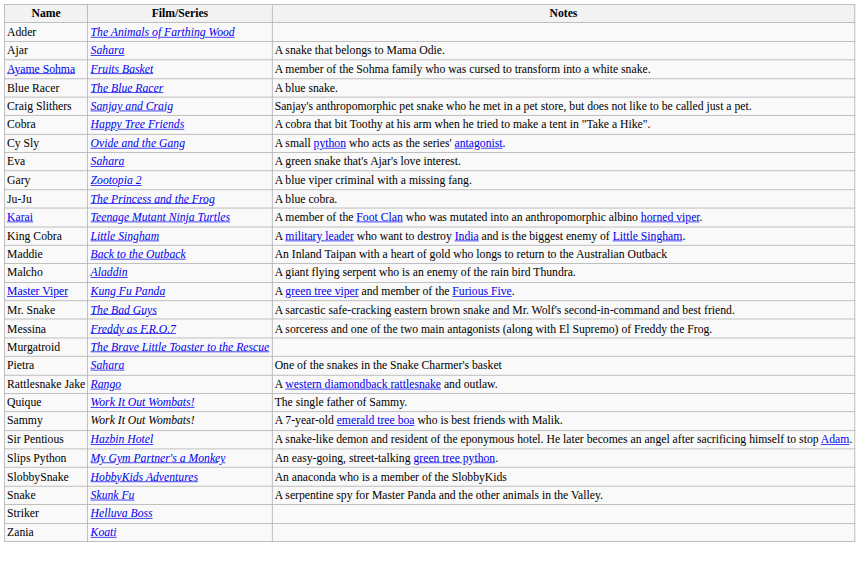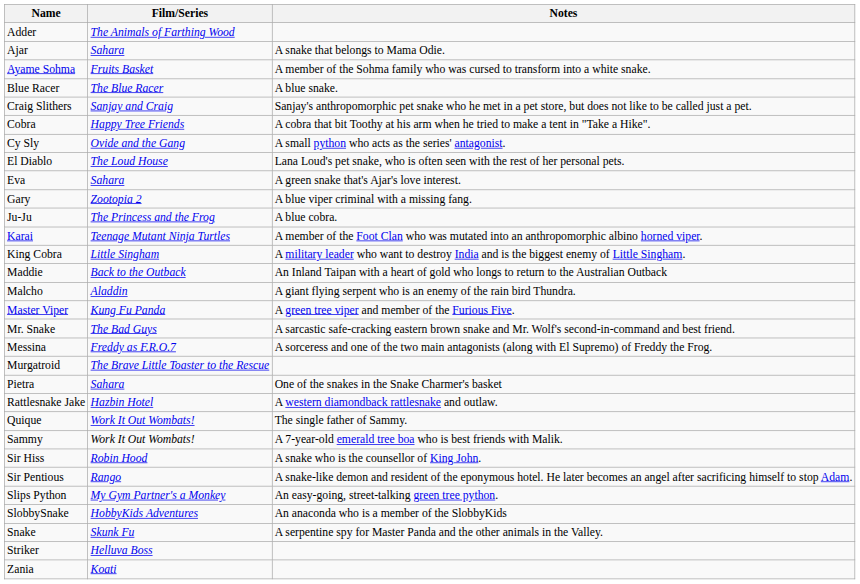+ row: (30, 161)
(106, 384) Rango -> (122, 402) Hazbin Hotel
+ row: (26, 458)
(122, 439) Hazbin Hotel -> (106, 476) Rango
